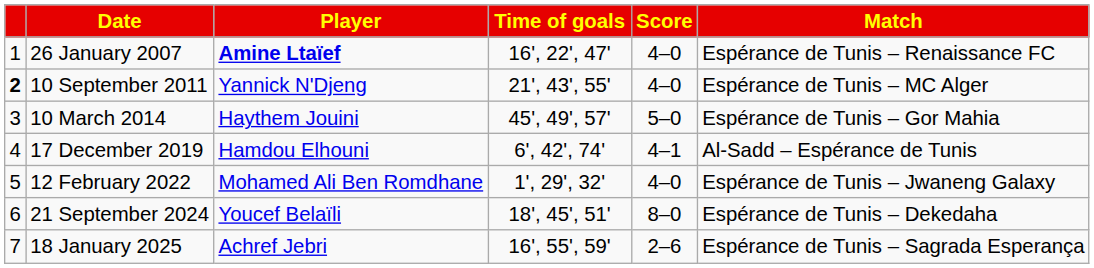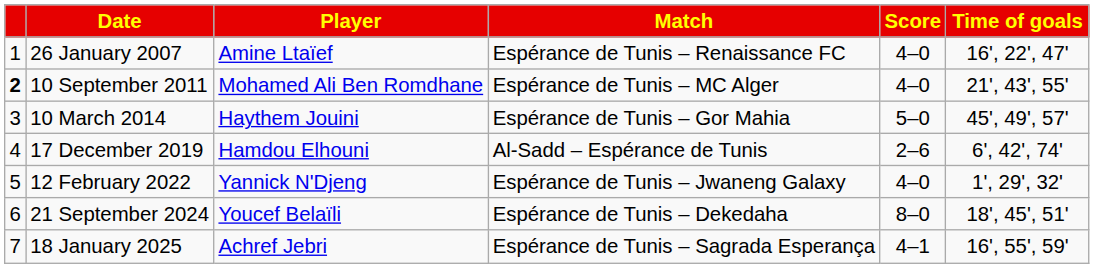columns swapped: (893, 21) <-> (560, 21)
(280, 53) bold -> (276, 53) normal
(293, 85) Yannick N'Djeng -> (351, 85) Mohamed Ali Ben Romdhane
(664, 150) 4–1 -> (913, 150) 2–6
(351, 182) Mohamed Ali Ben Romdhane -> (293, 182) Yannick N'Djeng
(664, 247) 2–6 -> (913, 247) 4–1
